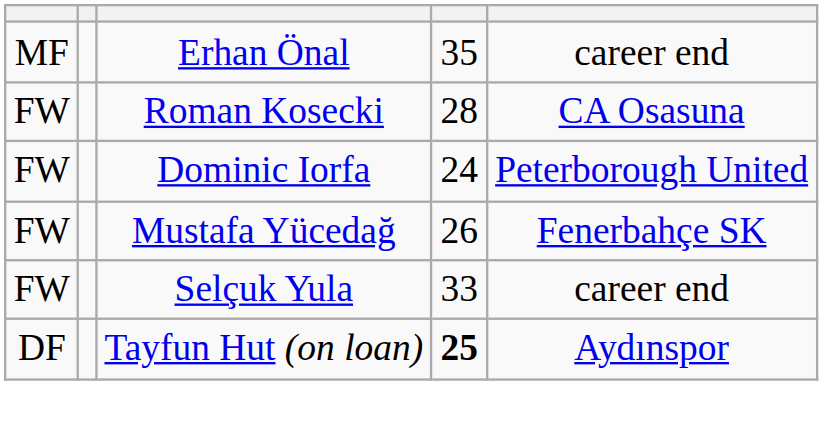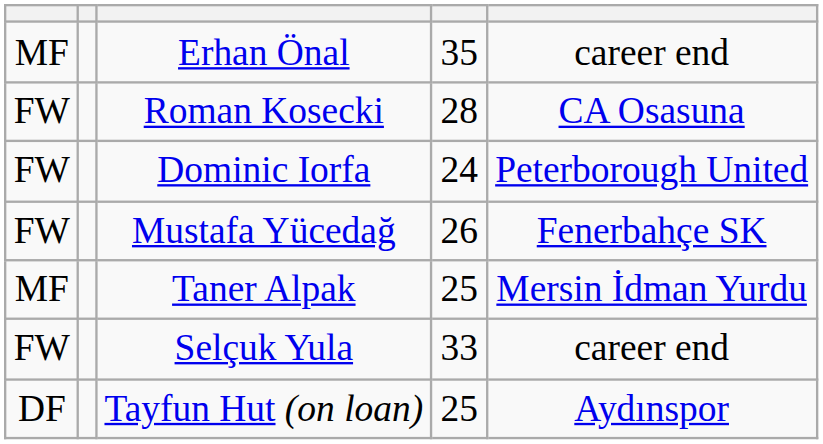+ row: (264, 288)
(459, 348) bold -> (459, 407) normal
